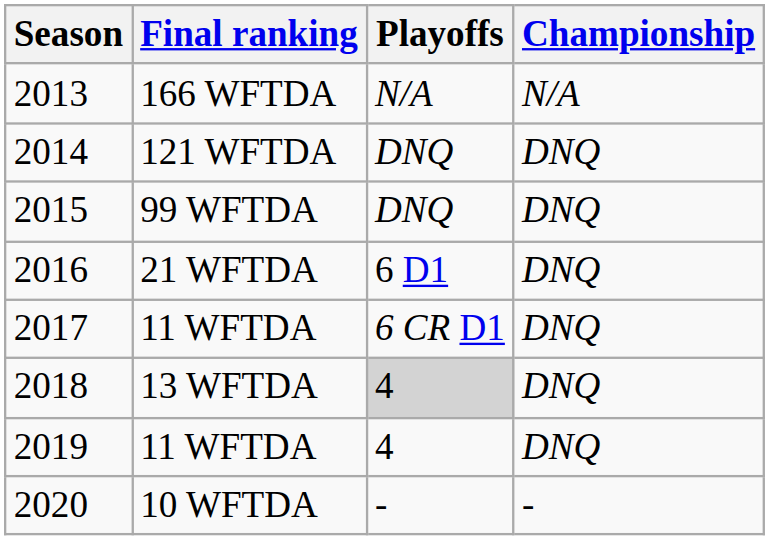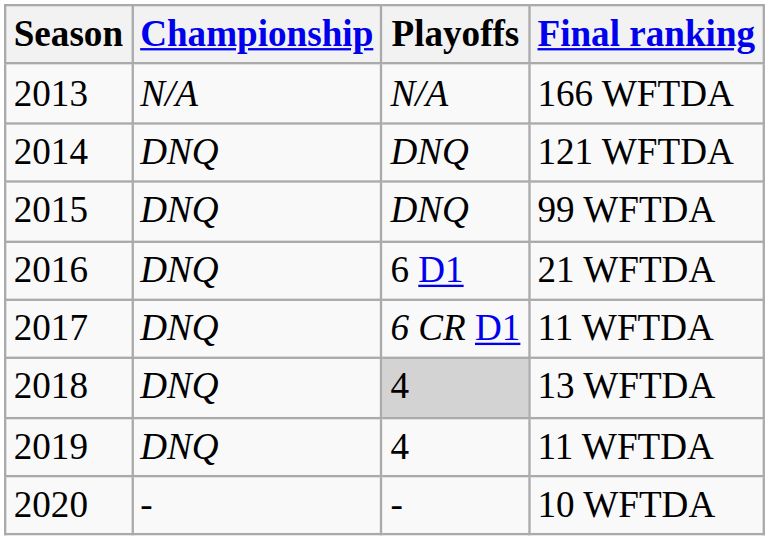columns swapped: (249, 33) <-> (639, 33)
